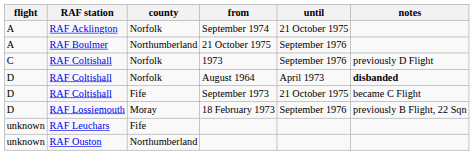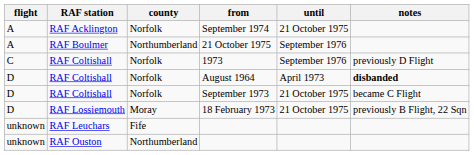(138, 93) Fife -> (146, 93) Norfolk
(313, 110) September 1976 -> (314, 110) 21 October 1975
